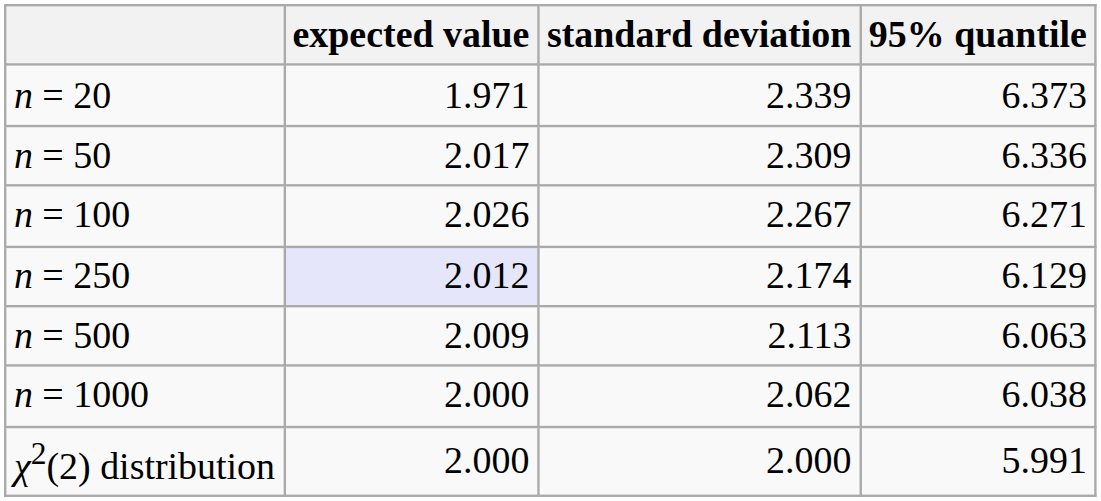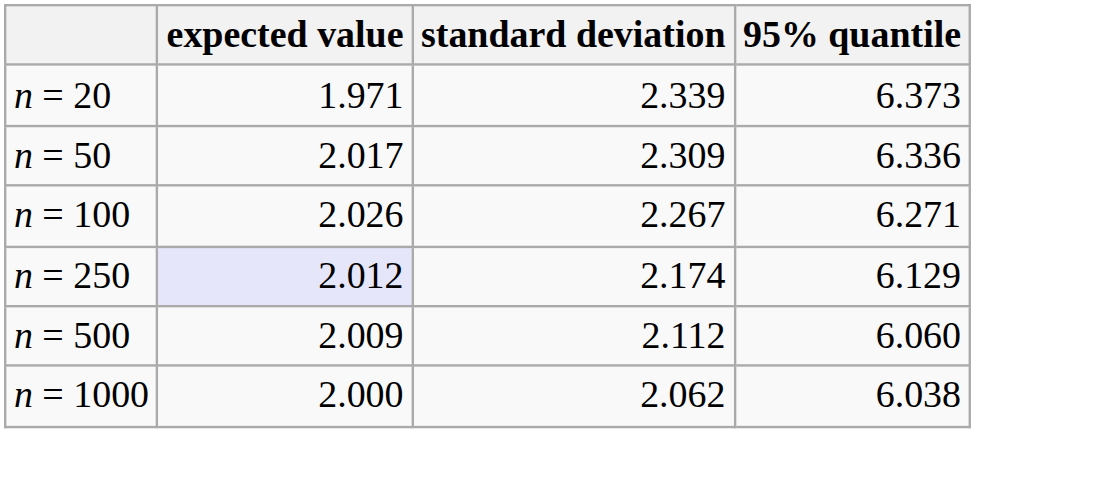(809, 335) 2.113 -> (684, 335) 2.112
(1044, 335) 6.063 -> (918, 335) 6.060
- row: (144, 460)
